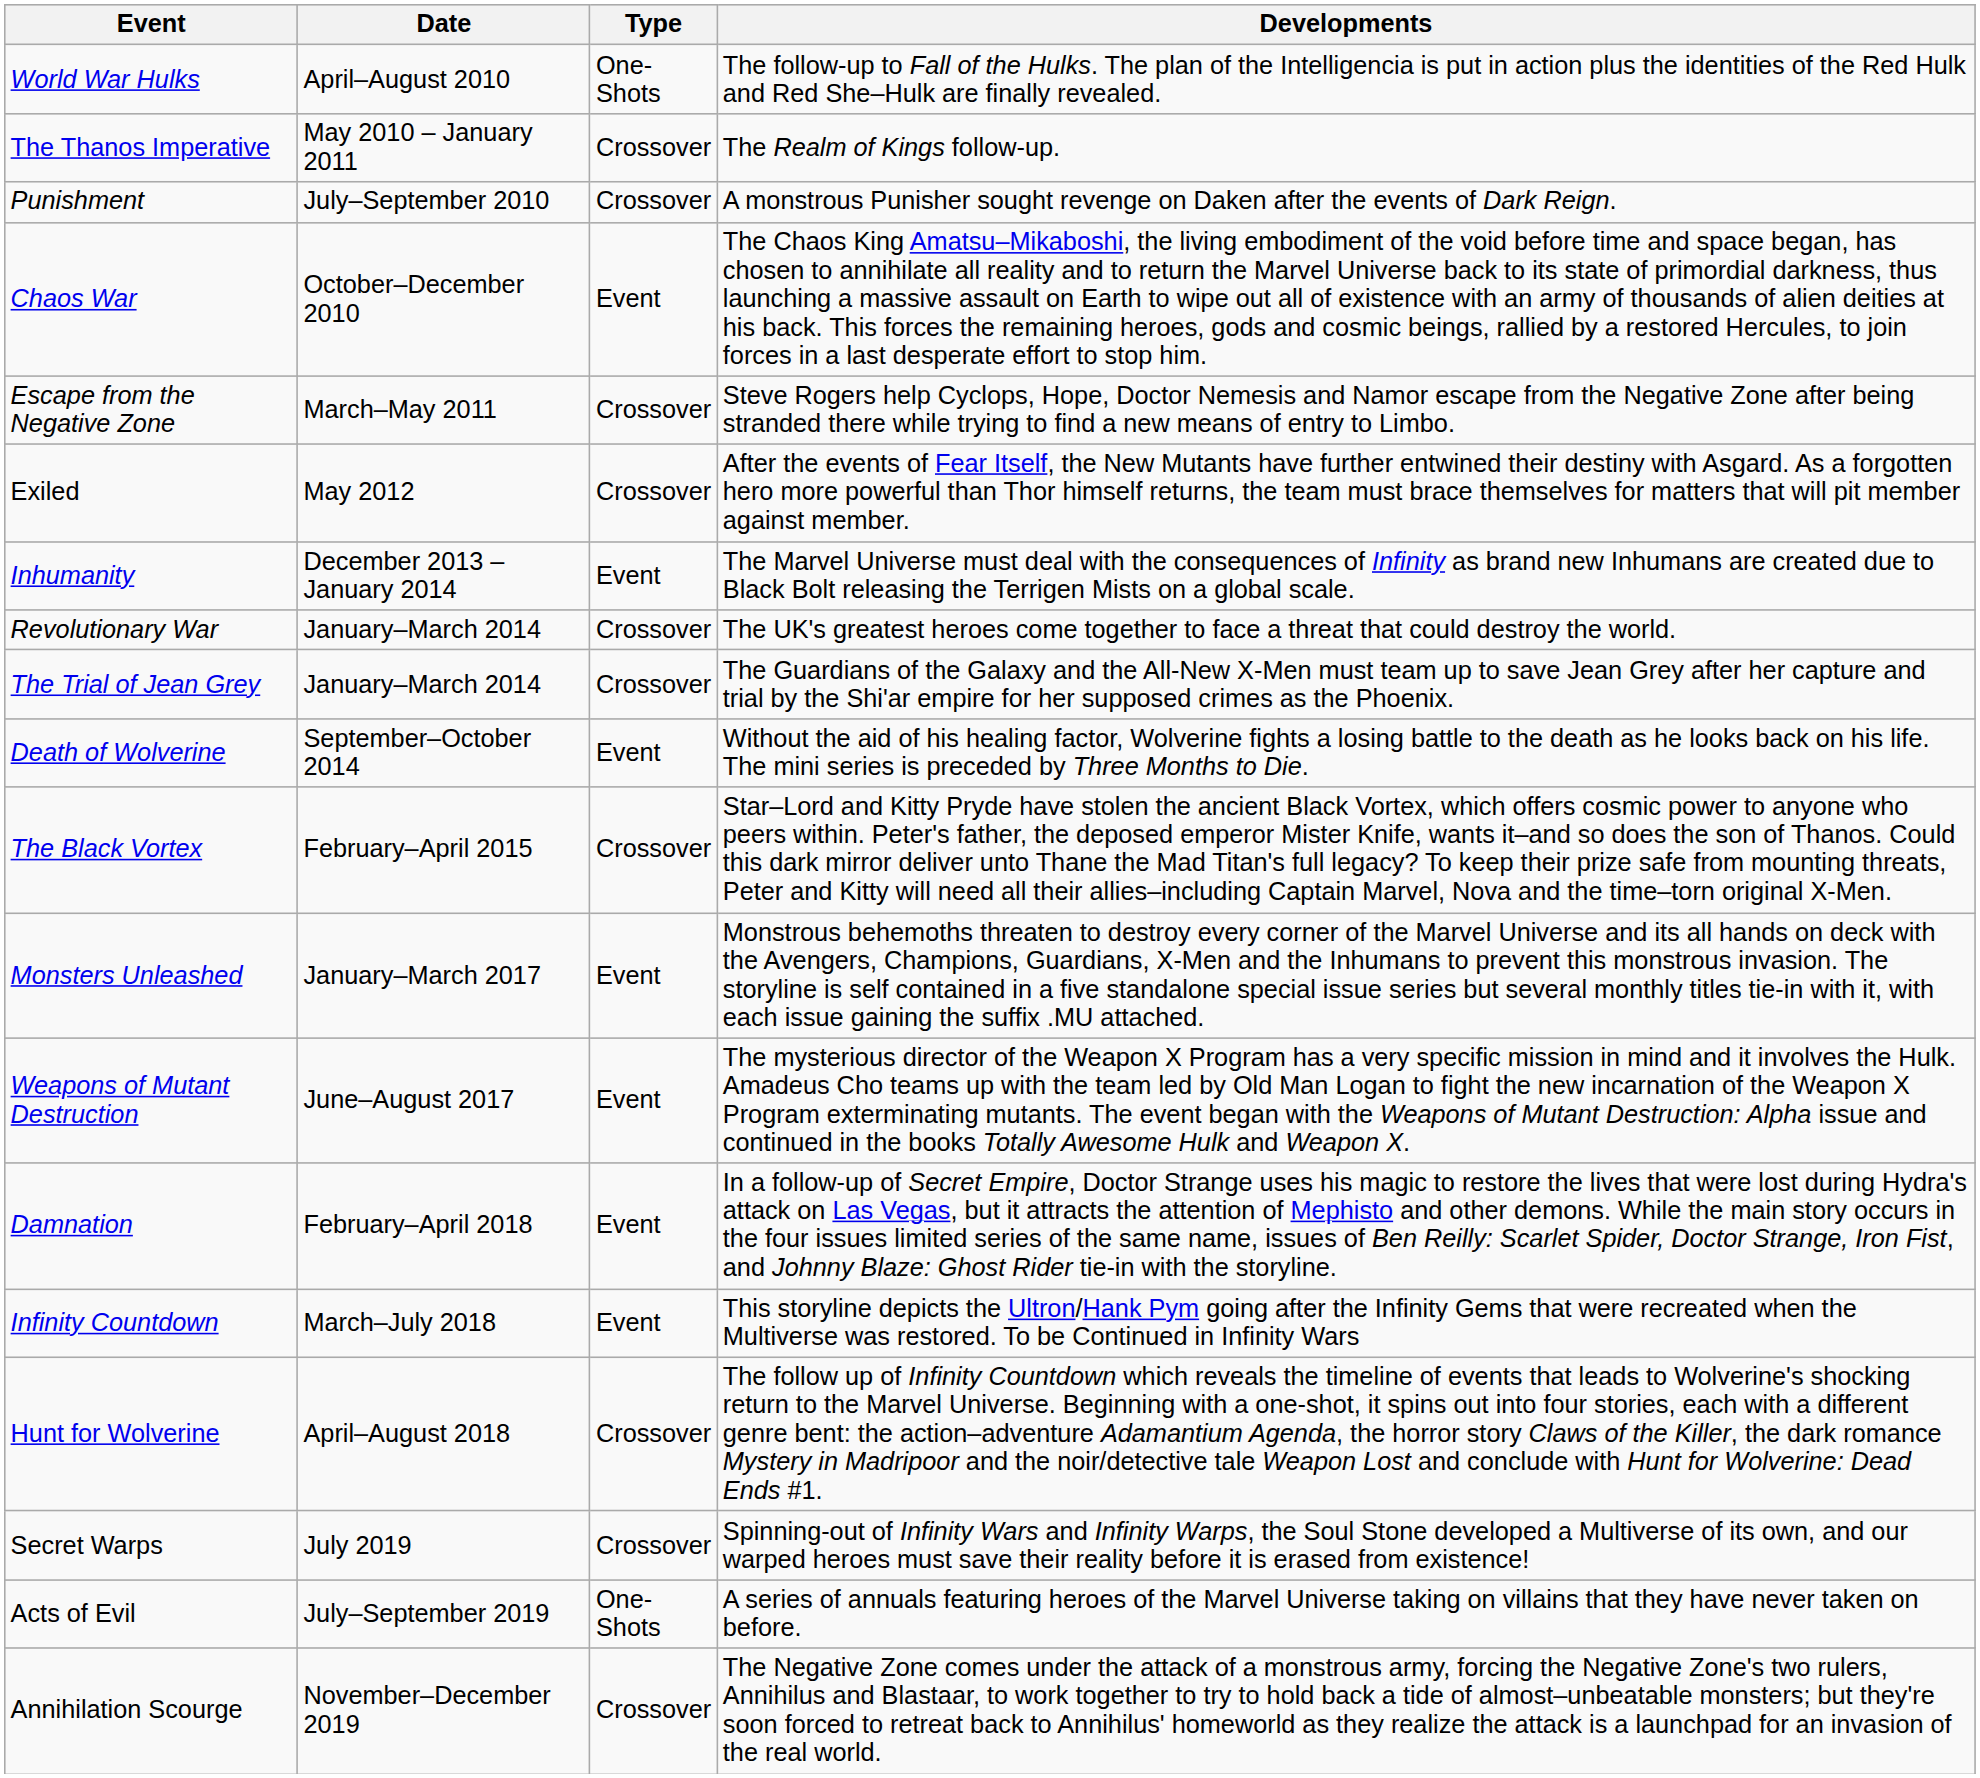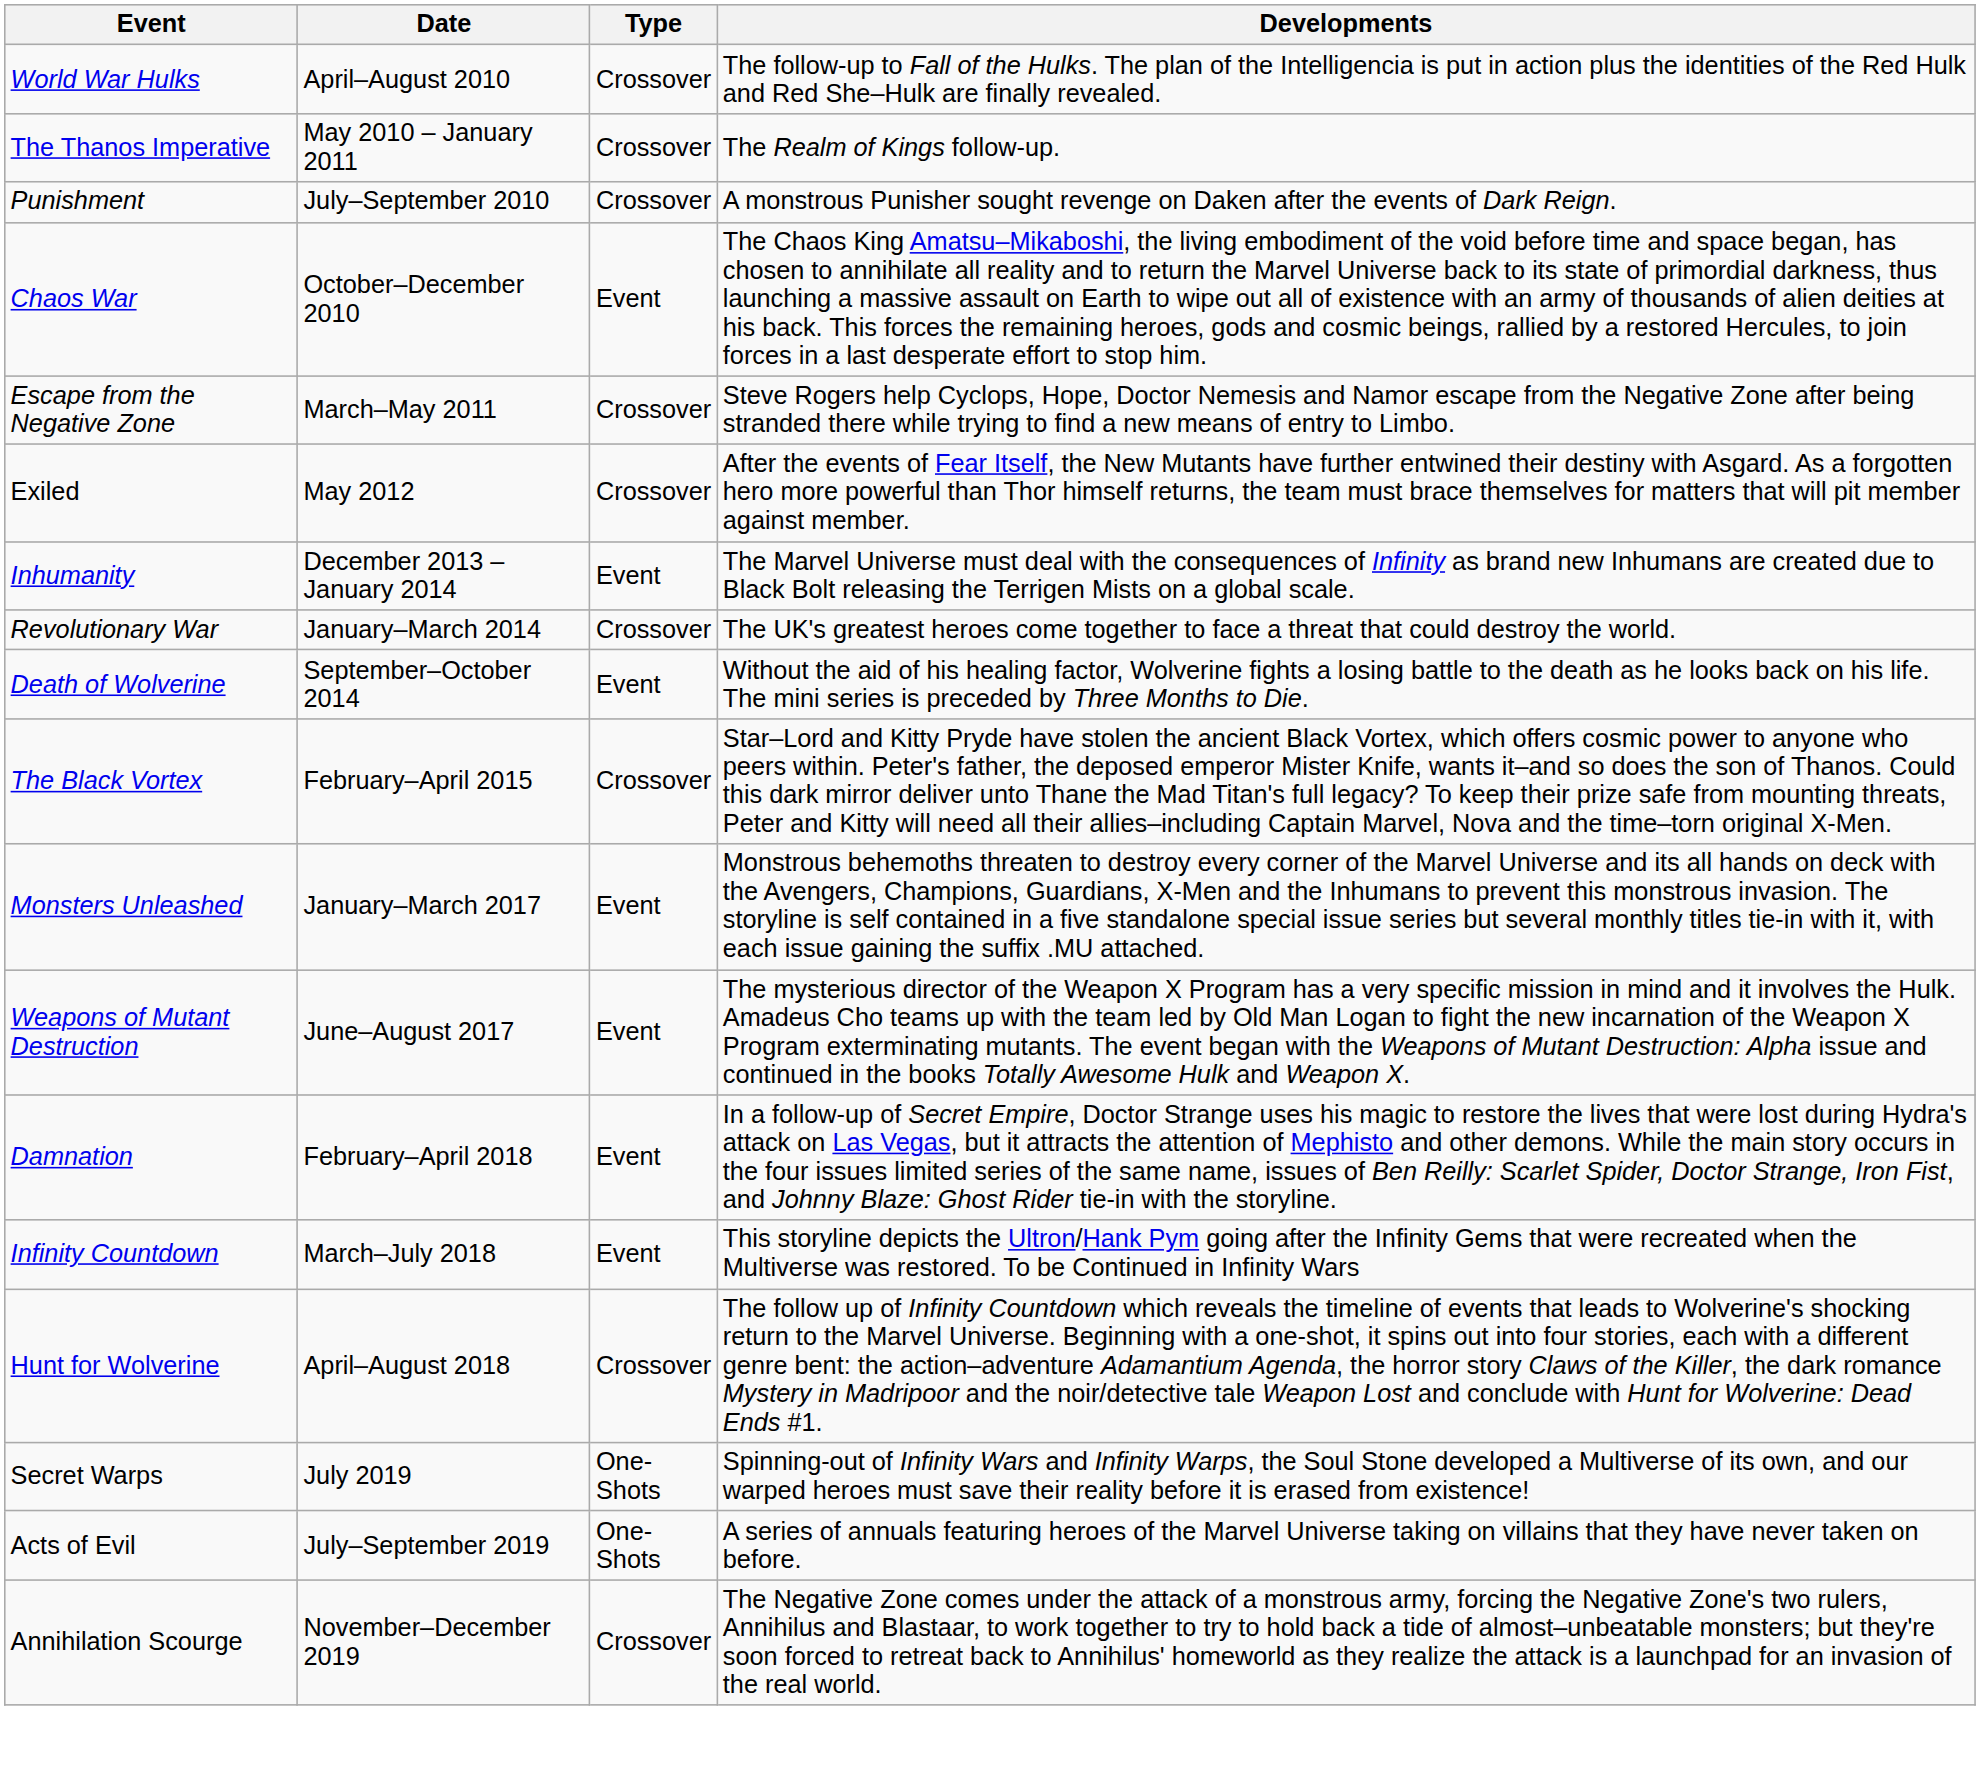(628, 78) One-Shots -> (654, 78) Crossover
- row: (135, 683)
(654, 1545) Crossover -> (628, 1476) One-Shots
